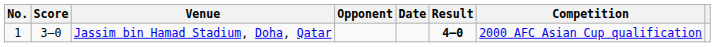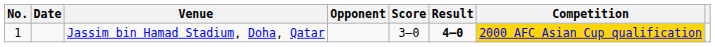columns swapped: (412, 14) <-> (51, 14)
(591, 33) no background -> (591, 33) gold background
